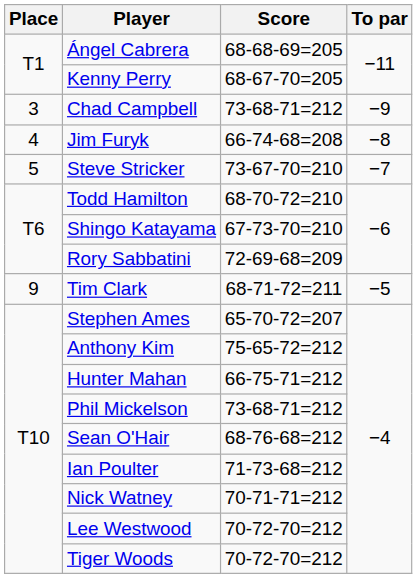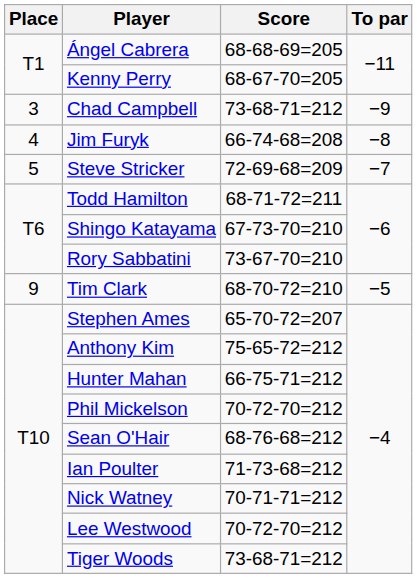(284, 169) 73-67-70=210 -> (284, 169) 72-69-68=209
(284, 199) 68-70-72=210 -> (284, 199) 68-71-72=211
(284, 259) 72-69-68=209 -> (284, 259) 73-67-70=210
(284, 288) 68-71-72=211 -> (284, 288) 68-70-72=210
(284, 408) 73-68-71=212 -> (284, 408) 70-72-70=212
(284, 558) 70-72-70=212 -> (284, 558) 73-68-71=212
